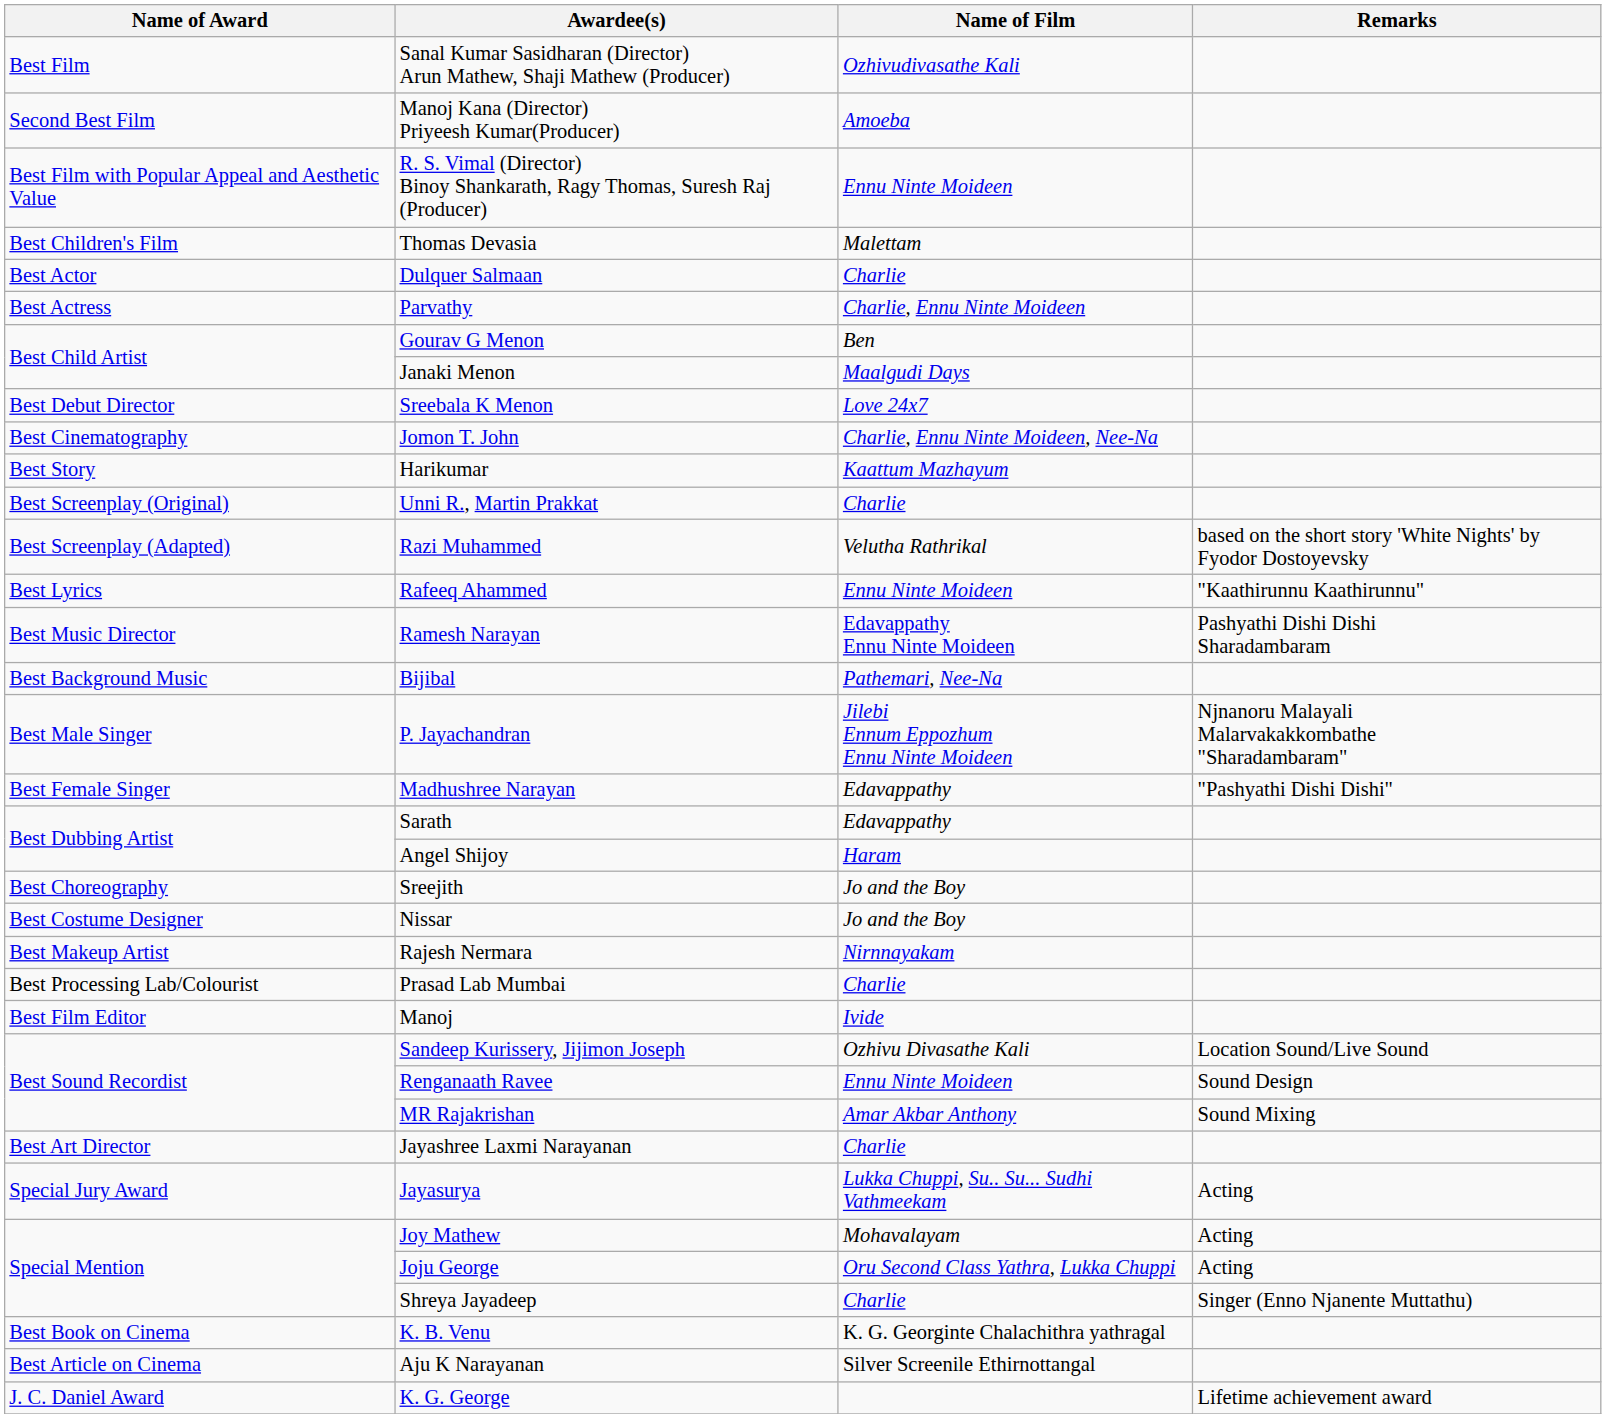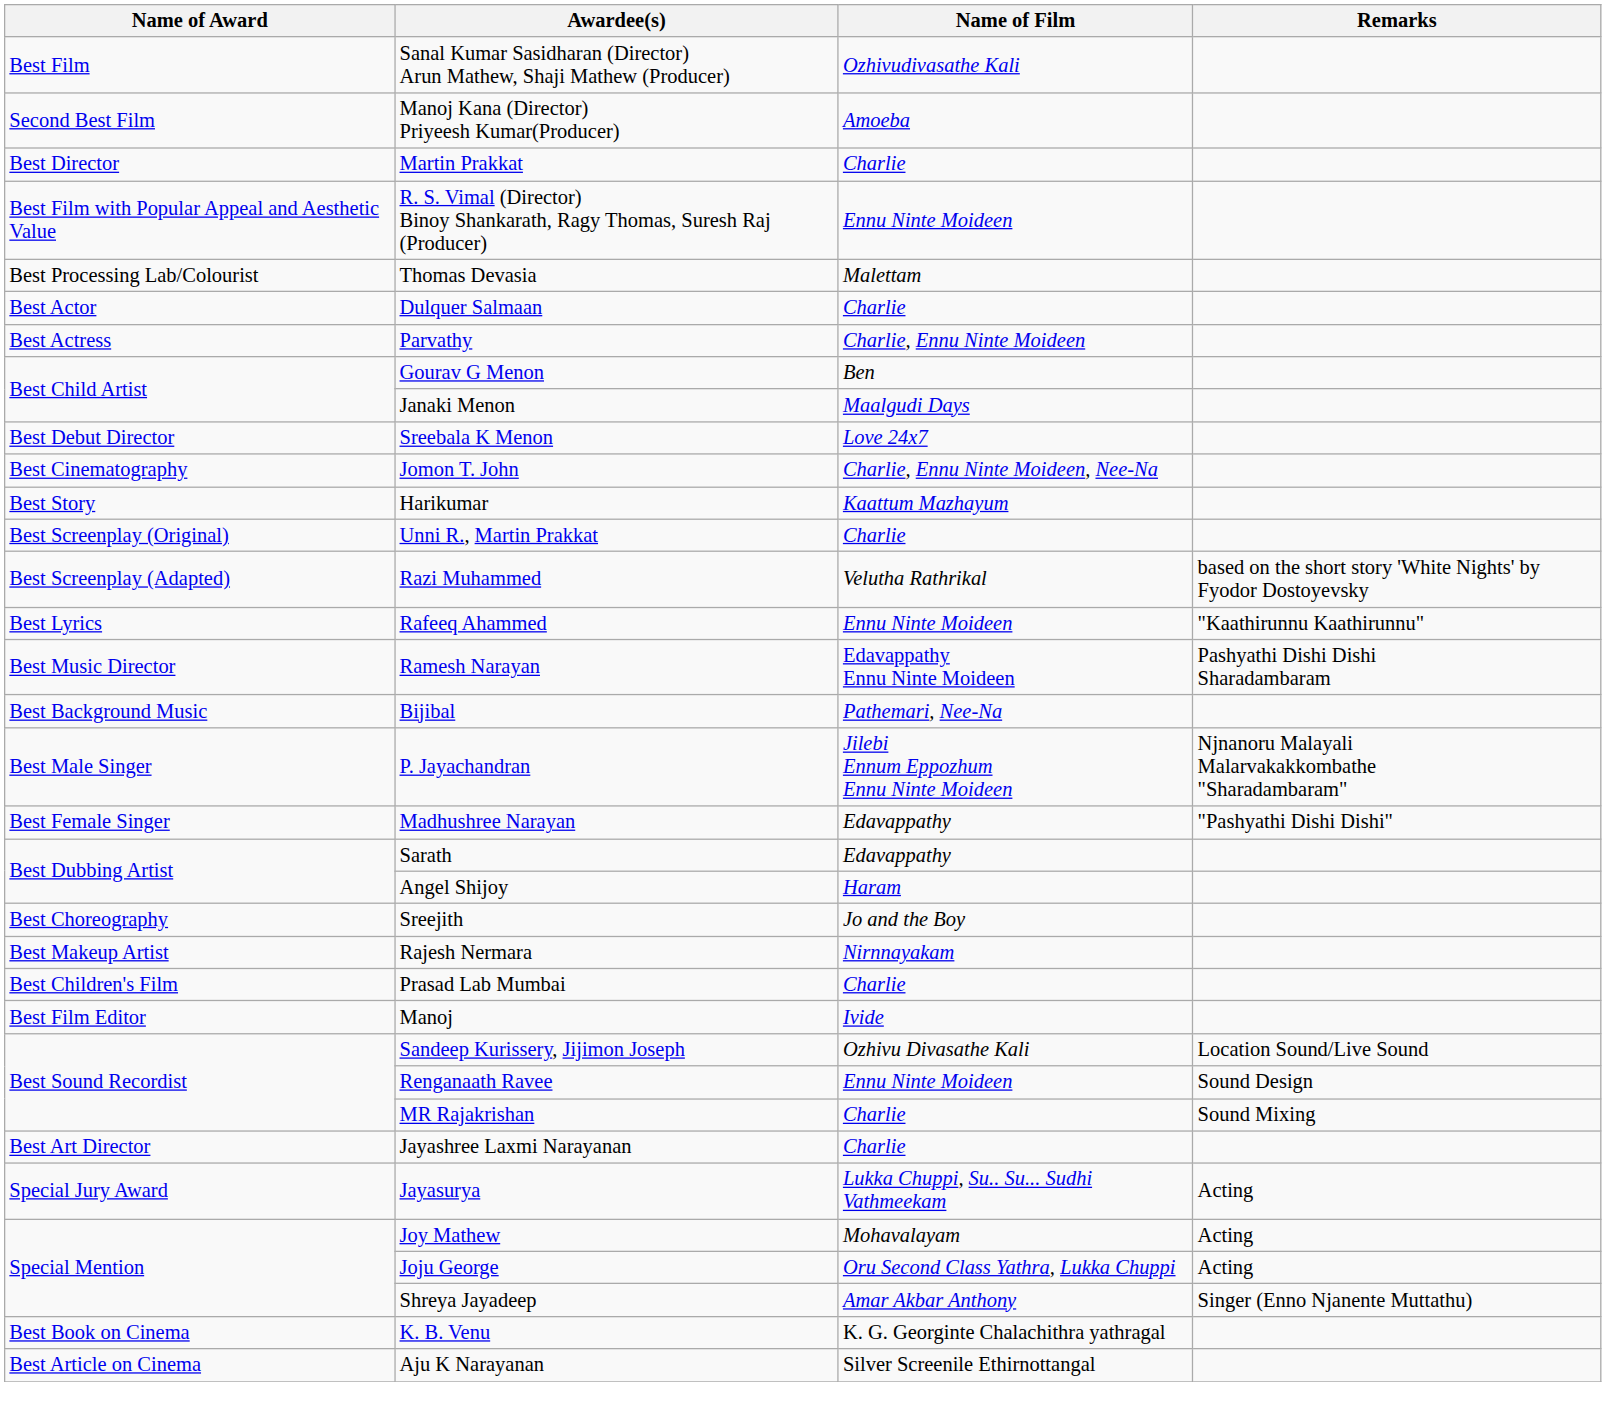+ row: (461, 164)
(94, 242) Best Children's Film -> (134, 275) Best Processing Lab/Colourist
- row: (426, 919)
(134, 984) Best Processing Lab/Colourist -> (94, 984) Best Children's Film
(930, 1114) Amar Akbar Anthony -> (874, 1114) Charlie
(874, 1299) Charlie -> (930, 1299) Amar Akbar Anthony
- row: (454, 1397)
